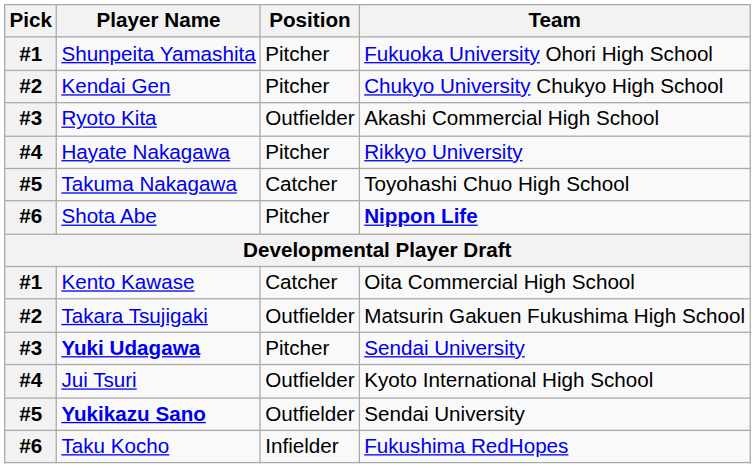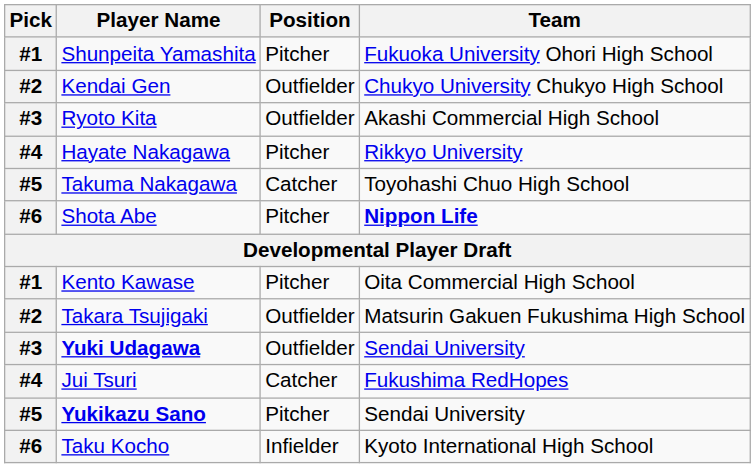(297, 86) Pitcher -> (310, 86) Outfielder
(301, 282) Catcher -> (297, 282) Pitcher
(297, 348) Pitcher -> (310, 348) Outfielder
(310, 380) Outfielder -> (301, 380) Catcher
(509, 380) Kyoto International High School -> (466, 380) Fukushima RedHopes
(310, 413) Outfielder -> (297, 413) Pitcher
(466, 446) Fukushima RedHopes -> (509, 446) Kyoto International High School
